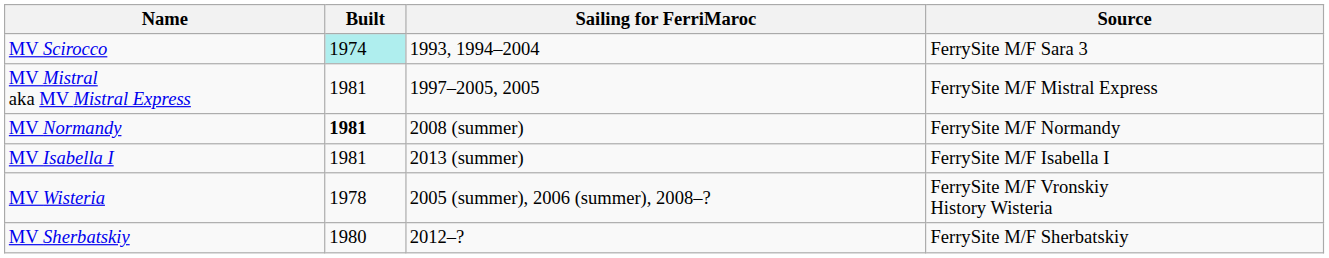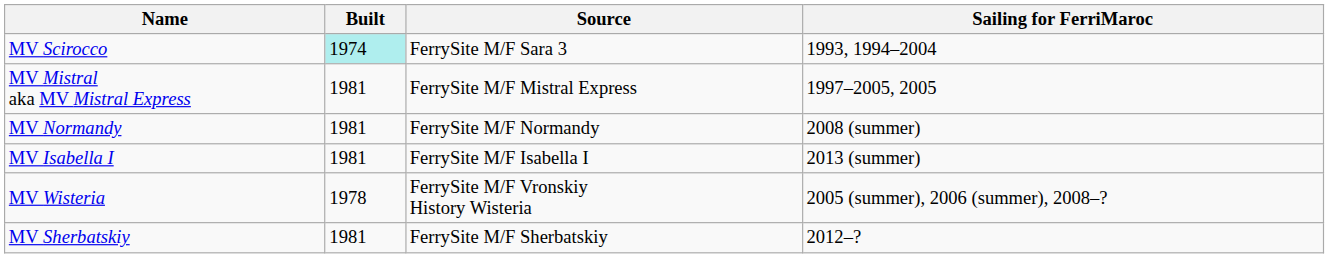columns swapped: (666, 19) <-> (1125, 19)
(348, 128) bold -> (348, 128) normal
(348, 237) 1980 -> (348, 237) 1981
